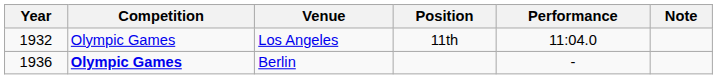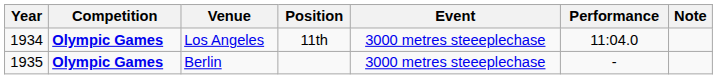+ column: (455, 17)
(36, 40) 1932 -> (27, 40) 1934
(123, 40) normal -> (108, 40) bold
(36, 63) 1936 -> (27, 63) 1935
